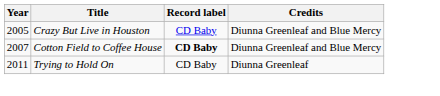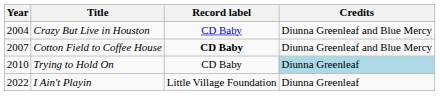(18, 30) 2005 -> (18, 30) 2004
(18, 64) 2011 -> (18, 64) 2010
(270, 64) no background -> (320, 64) lightblue background
+ row: (62, 82)
